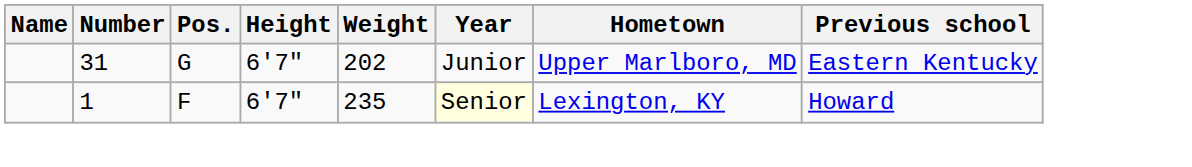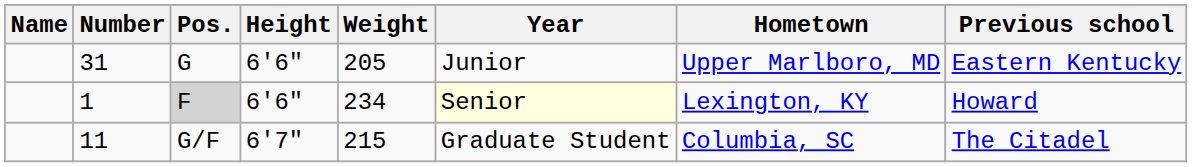(275, 63) 6'7" -> (275, 63) 6'6"
(365, 63) 202 -> (365, 63) 205
(184, 102) no background -> (184, 102) lightgrey background
(275, 102) 6'7" -> (275, 102) 6'6"
(365, 102) 235 -> (365, 102) 234
+ row: (94, 141)
